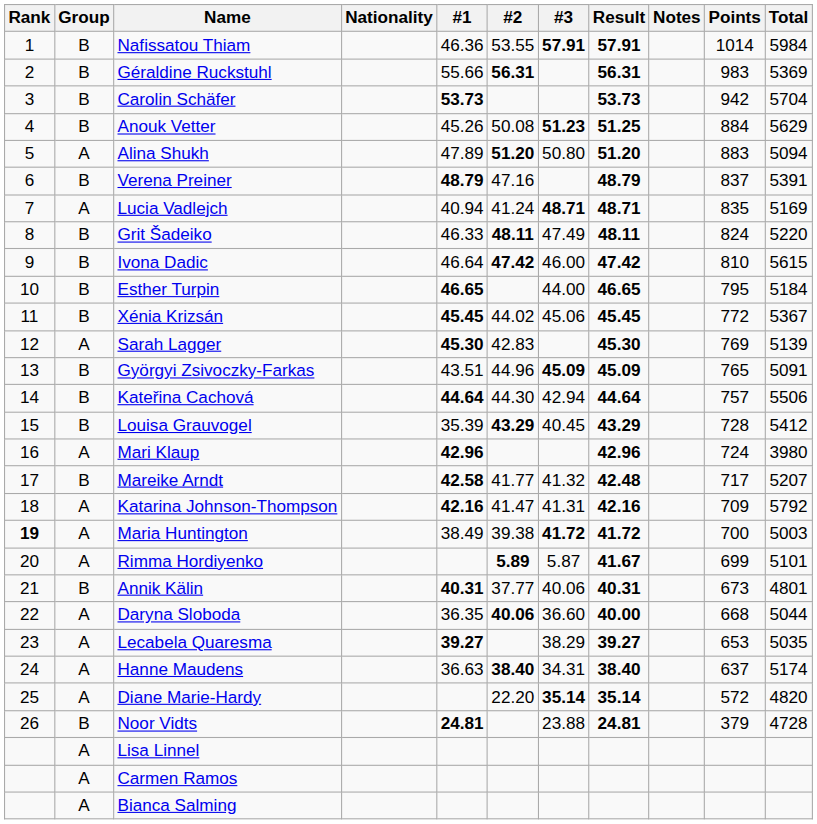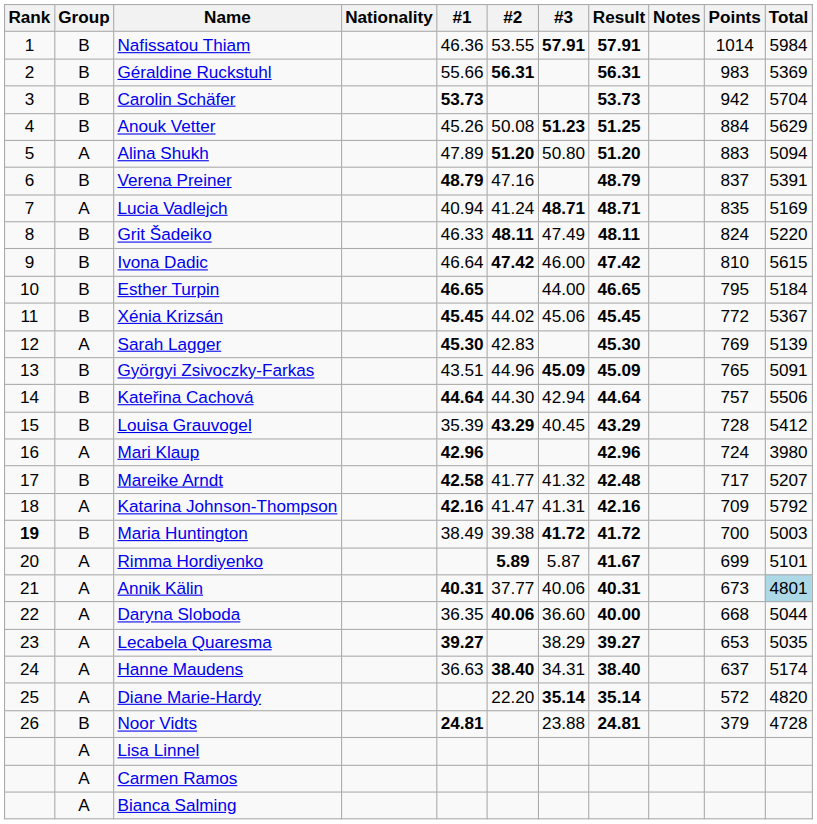(84, 533) A -> (84, 533) B
(84, 588) B -> (84, 588) A
(789, 588) no background -> (789, 588) lightblue background
